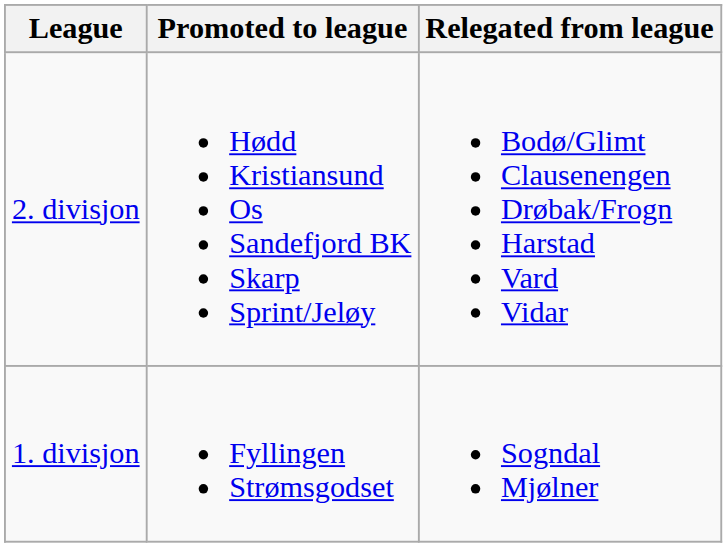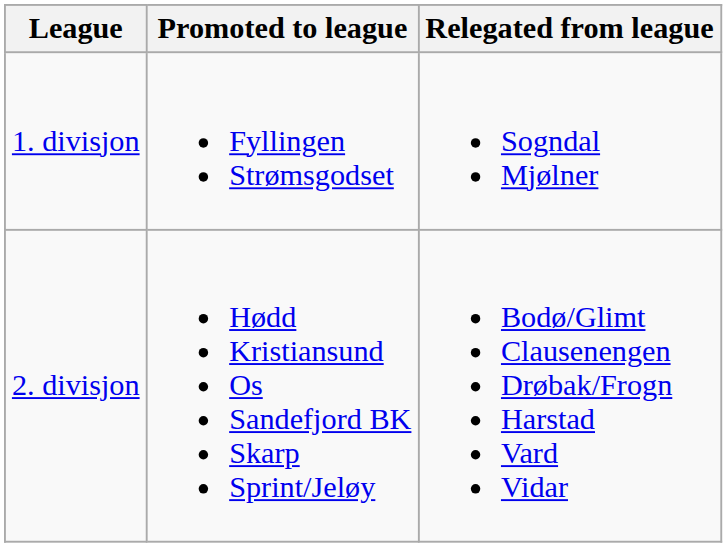rows swapped: (76, 453) <-> (76, 208)
